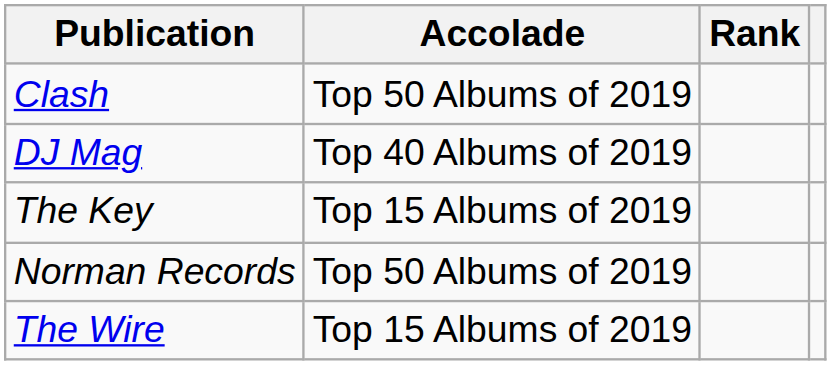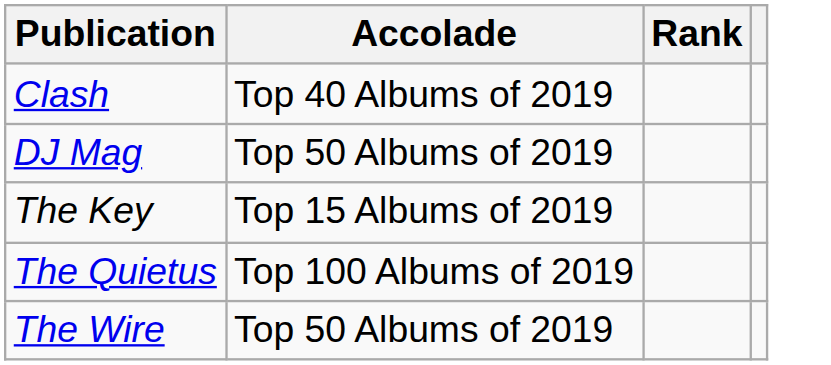(502, 93) Top 50 Albums of 2019 -> (424, 93) Top 40 Albums of 2019
(502, 152) Top 40 Albums of 2019 -> (424, 152) Top 50 Albums of 2019
- row: (155, 270)
+ row: (115, 270)
(502, 329) Top 15 Albums of 2019 -> (424, 329) Top 50 Albums of 2019
